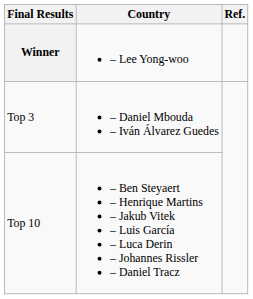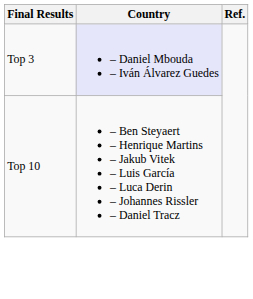- row: (40, 52)
(149, 124) no background -> (149, 67) lavender background
